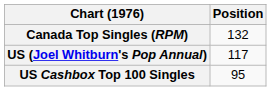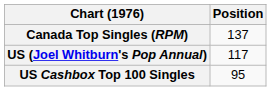(238, 34) 132 -> (238, 34) 137
